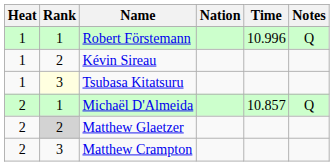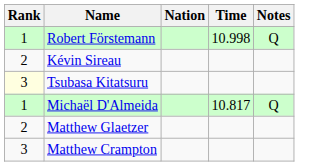- column: (22, 15)
(266, 37) 10.996 -> (231, 37) 10.998
(266, 104) 10.857 -> (231, 104) 10.817
(60, 127) lightgrey background -> (24, 127) no background
